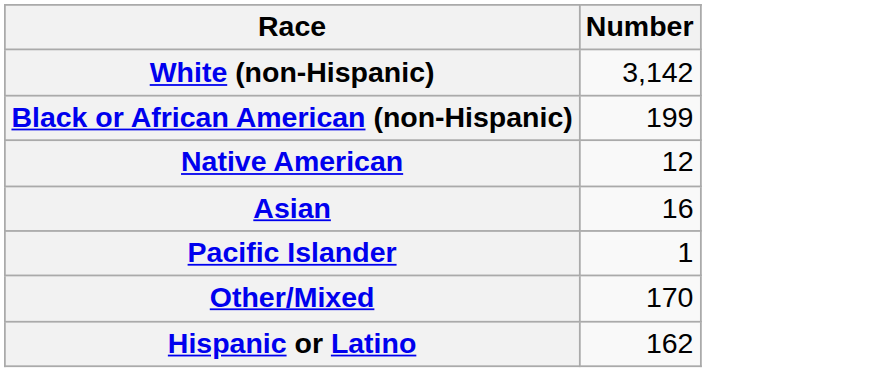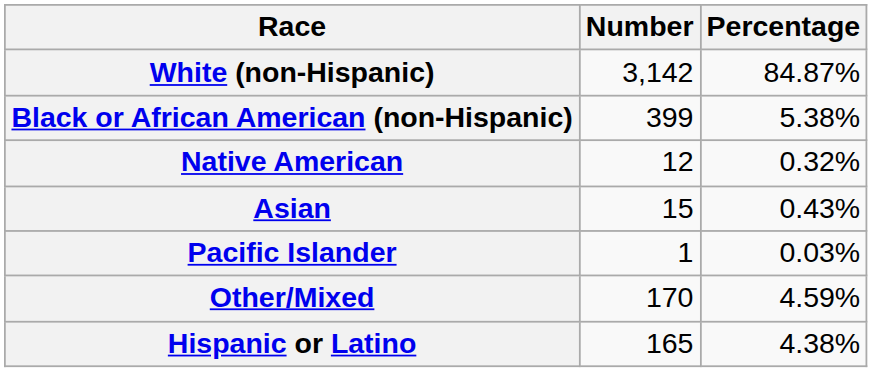+ column: (783, 27)
(670, 117) 199 -> (670, 117) 399
(678, 207) 16 -> (678, 207) 15
(670, 343) 162 -> (670, 343) 165
